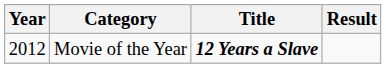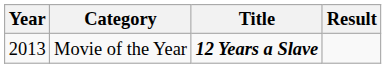(27, 48) 2012 -> (27, 48) 2013
